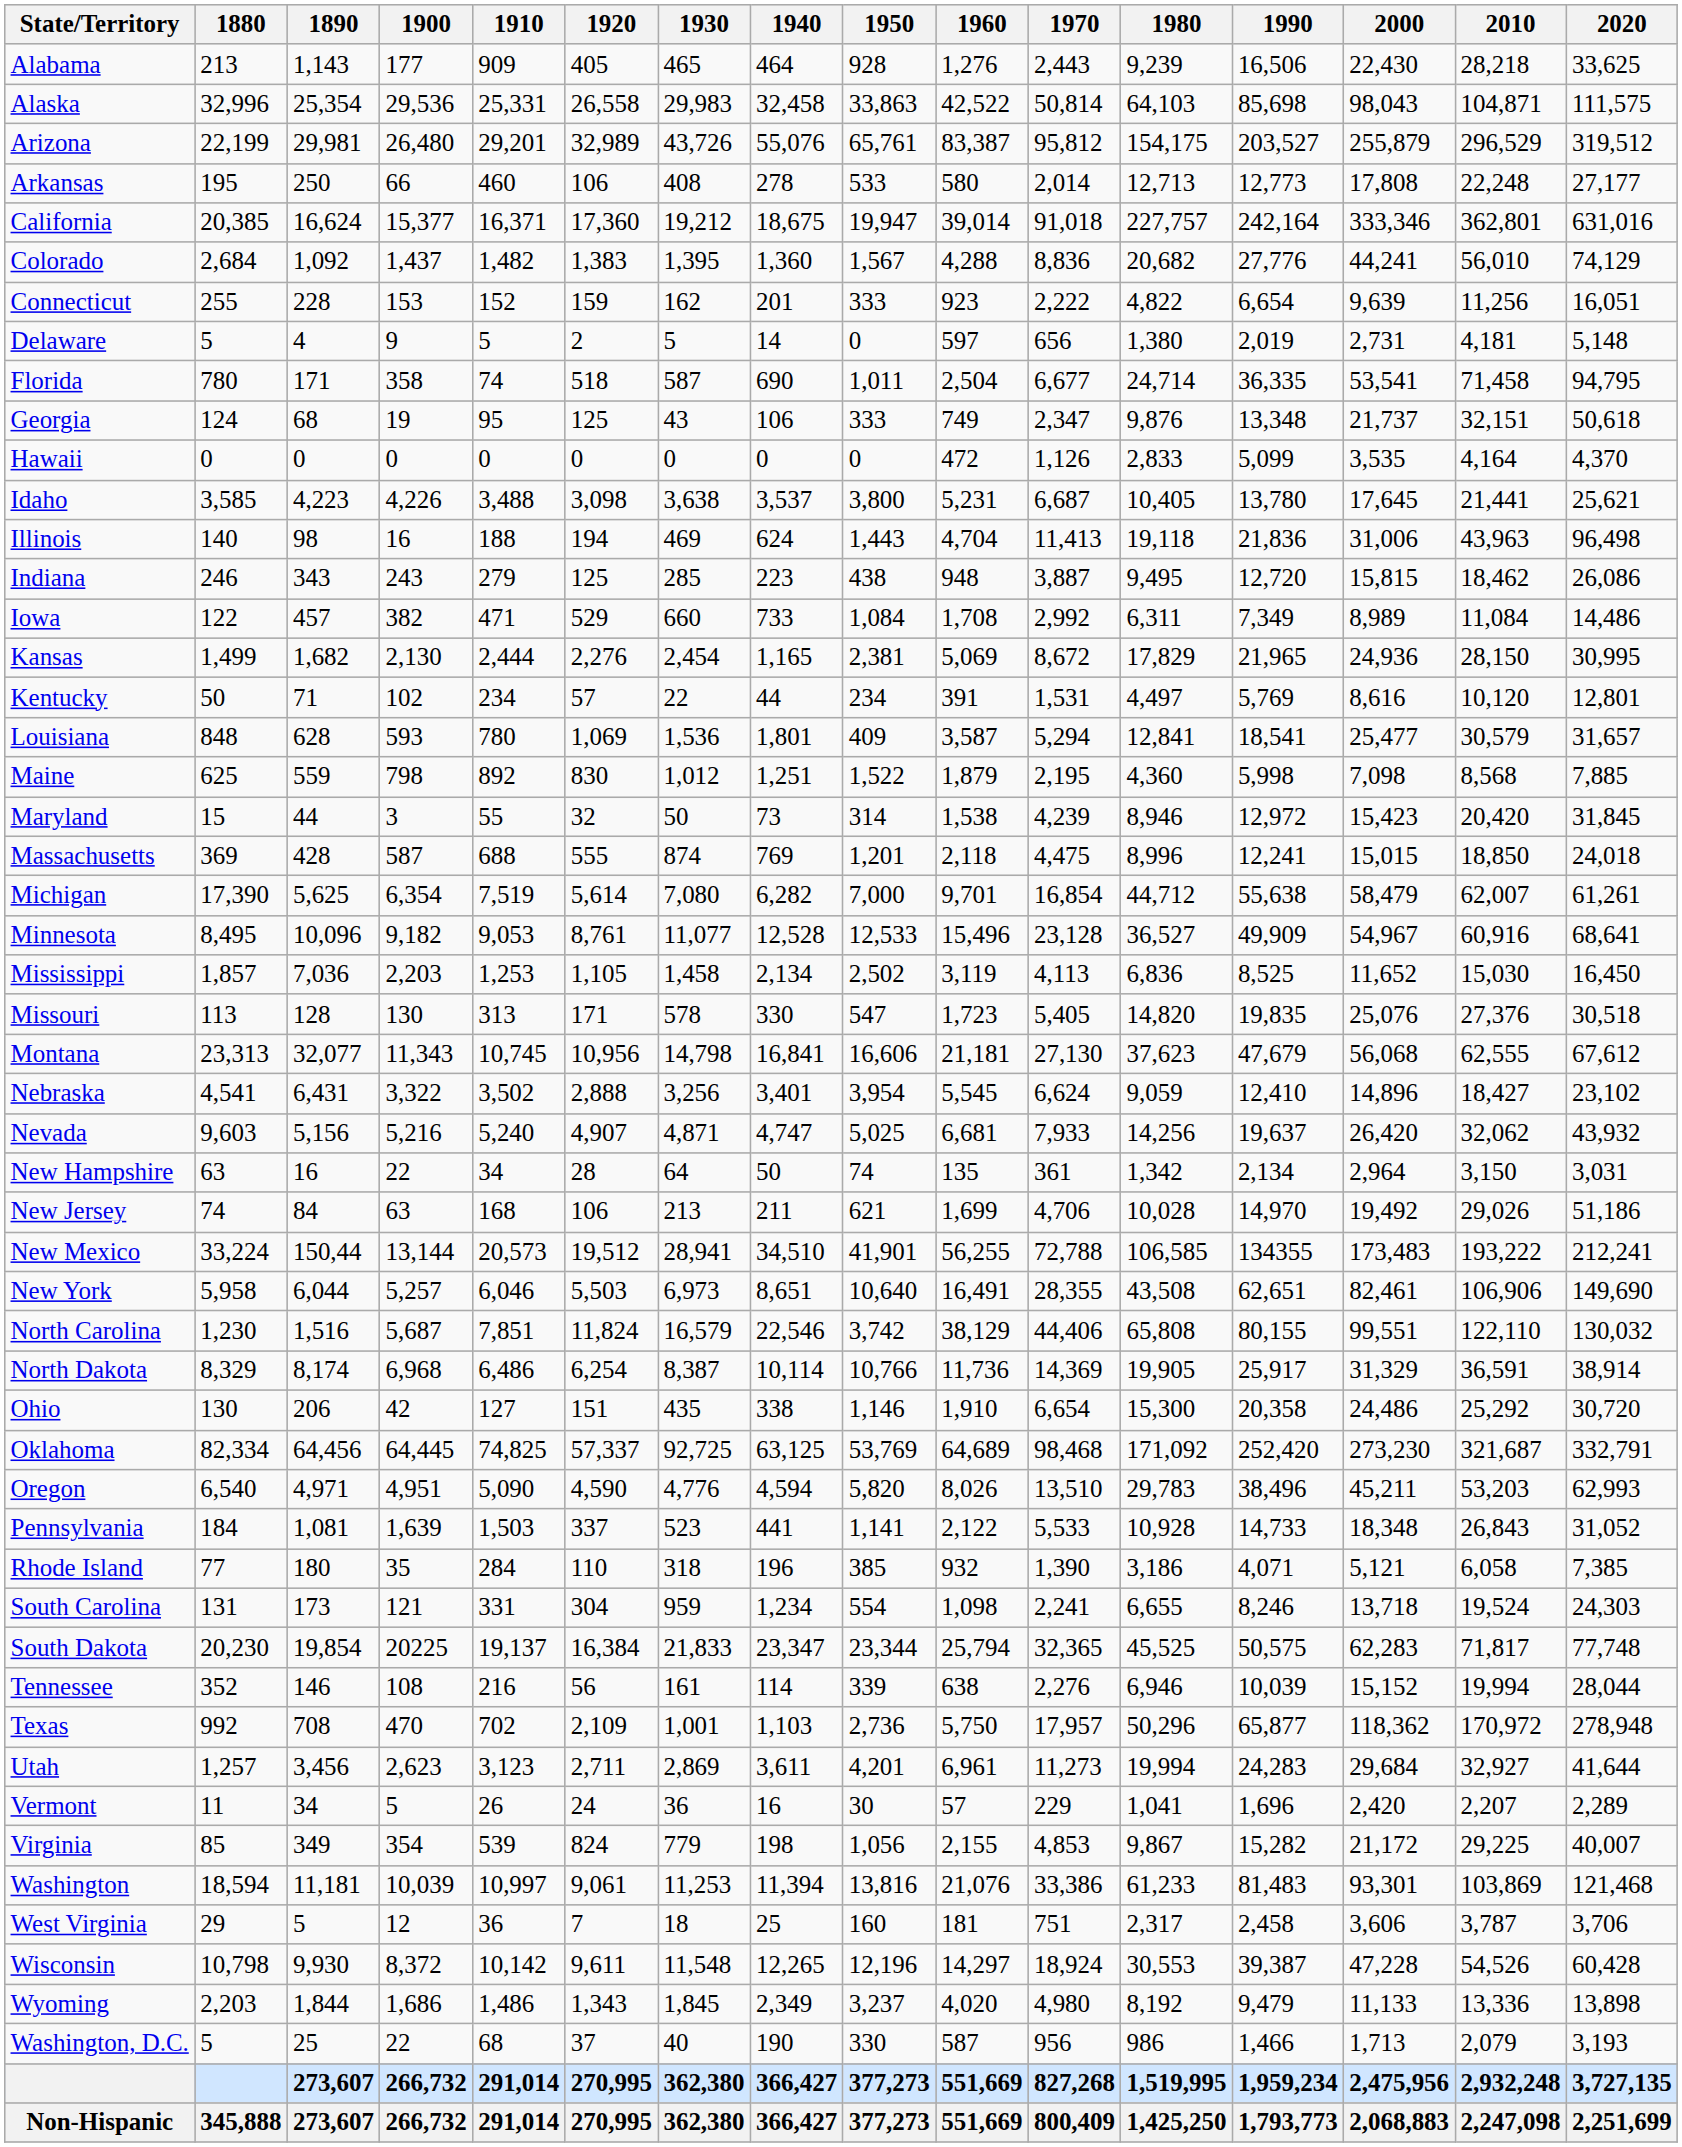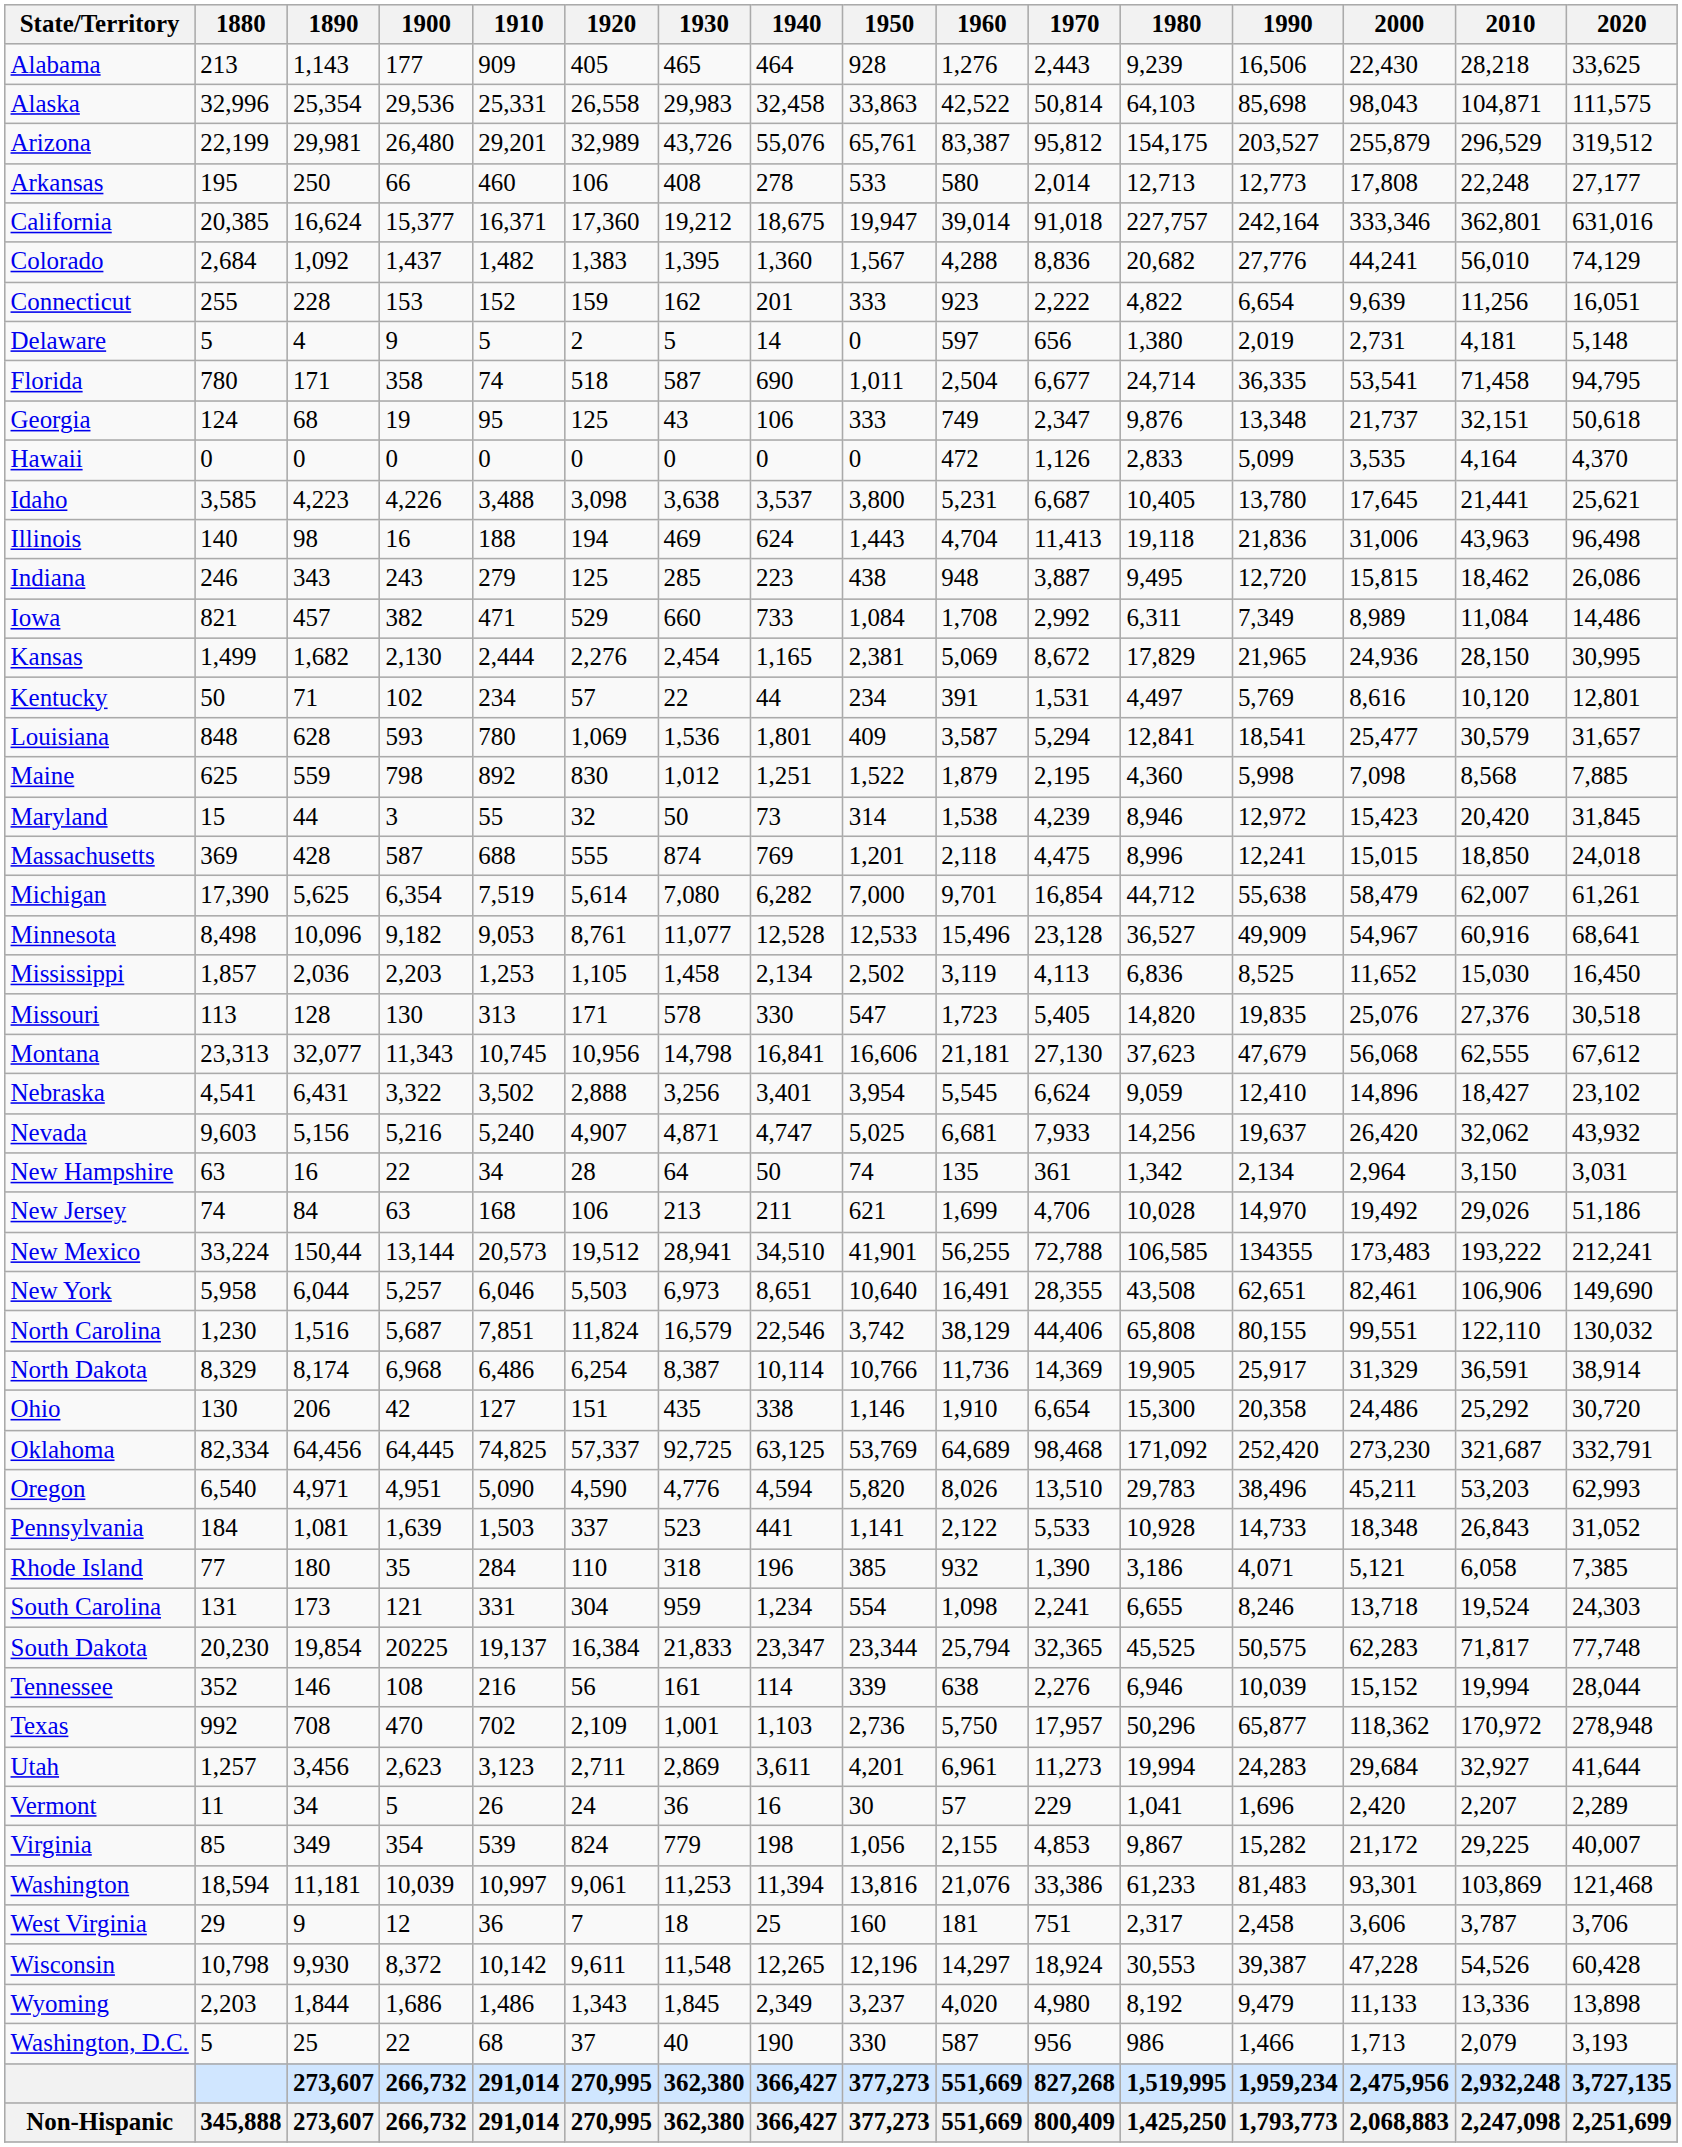(219, 618) 122 -> (219, 618) 821
(228, 934) 8,495 -> (228, 934) 8,498
(321, 974) 7,036 -> (321, 974) 2,036
(299, 1924) 5 -> (299, 1924) 9
